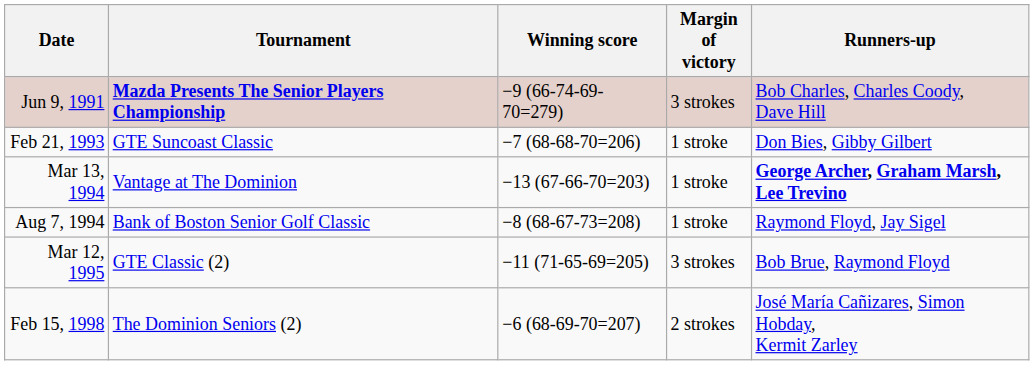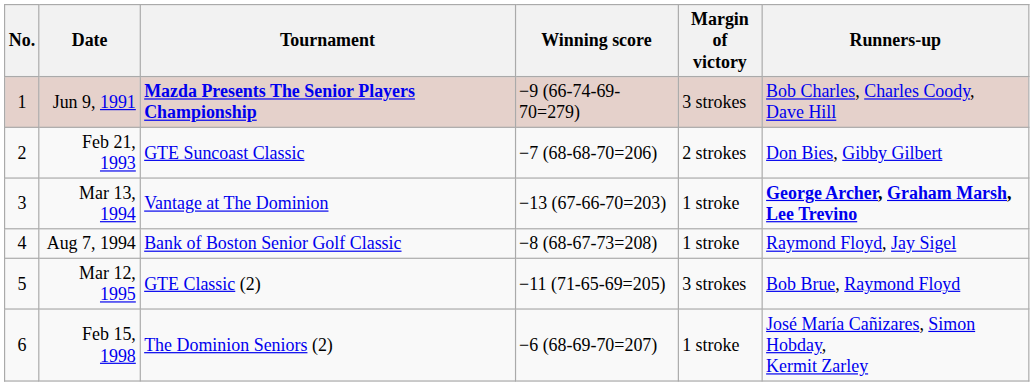+ column: (22, 40)
(699, 142) 1 stroke -> (714, 152) 2 strokes
(703, 324) 2 strokes -> (711, 345) 1 stroke
